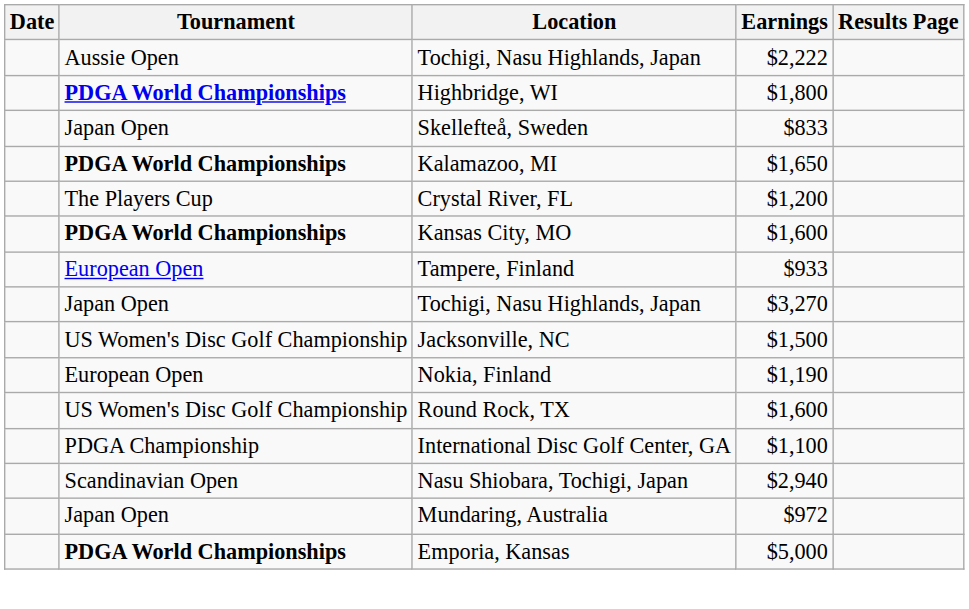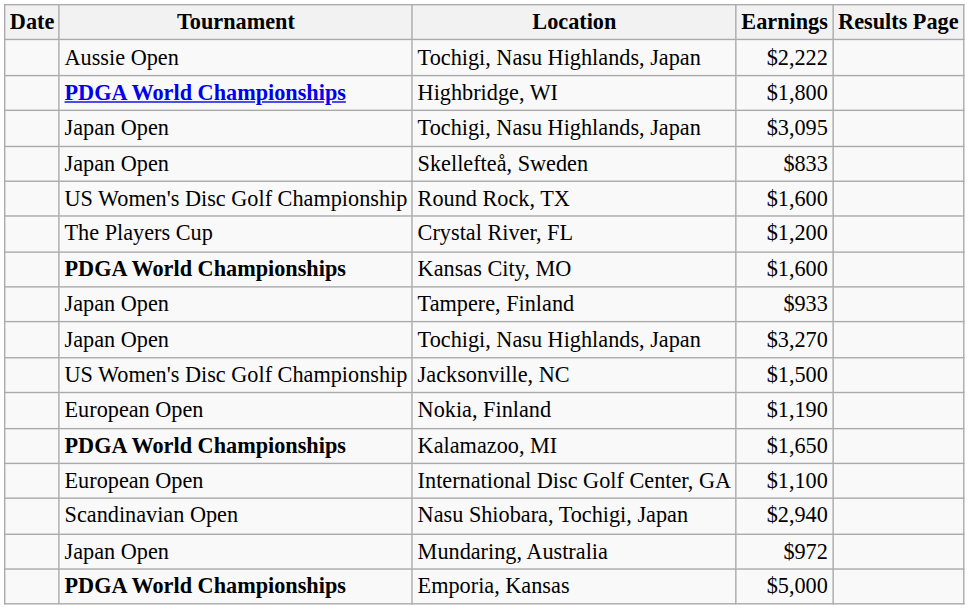+ row: (559, 127)
rows swapped: (487, 163) <-> (494, 410)
(134, 269) European Open -> (117, 304) Japan Open
(162, 445) PDGA Championship -> (134, 480) European Open
